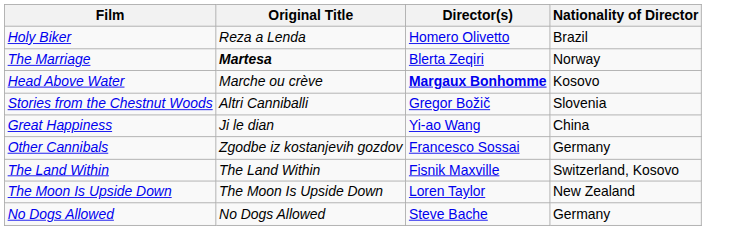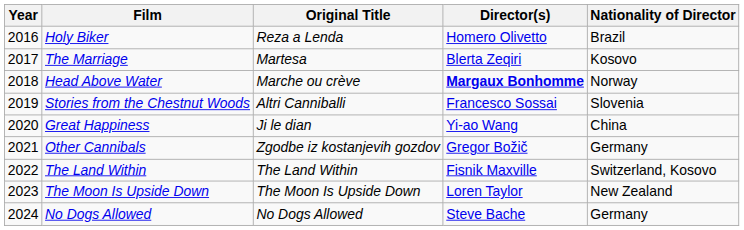+ column: (23, 15)
(245, 59) bold -> (282, 59) normal
(577, 59) Norway -> (614, 59) Kosovo
(576, 81) Kosovo -> (614, 81) Norway
(450, 103) Gregor Božič -> (502, 103) Francesco Sossai
(464, 147) Francesco Sossai -> (487, 147) Gregor Božič
